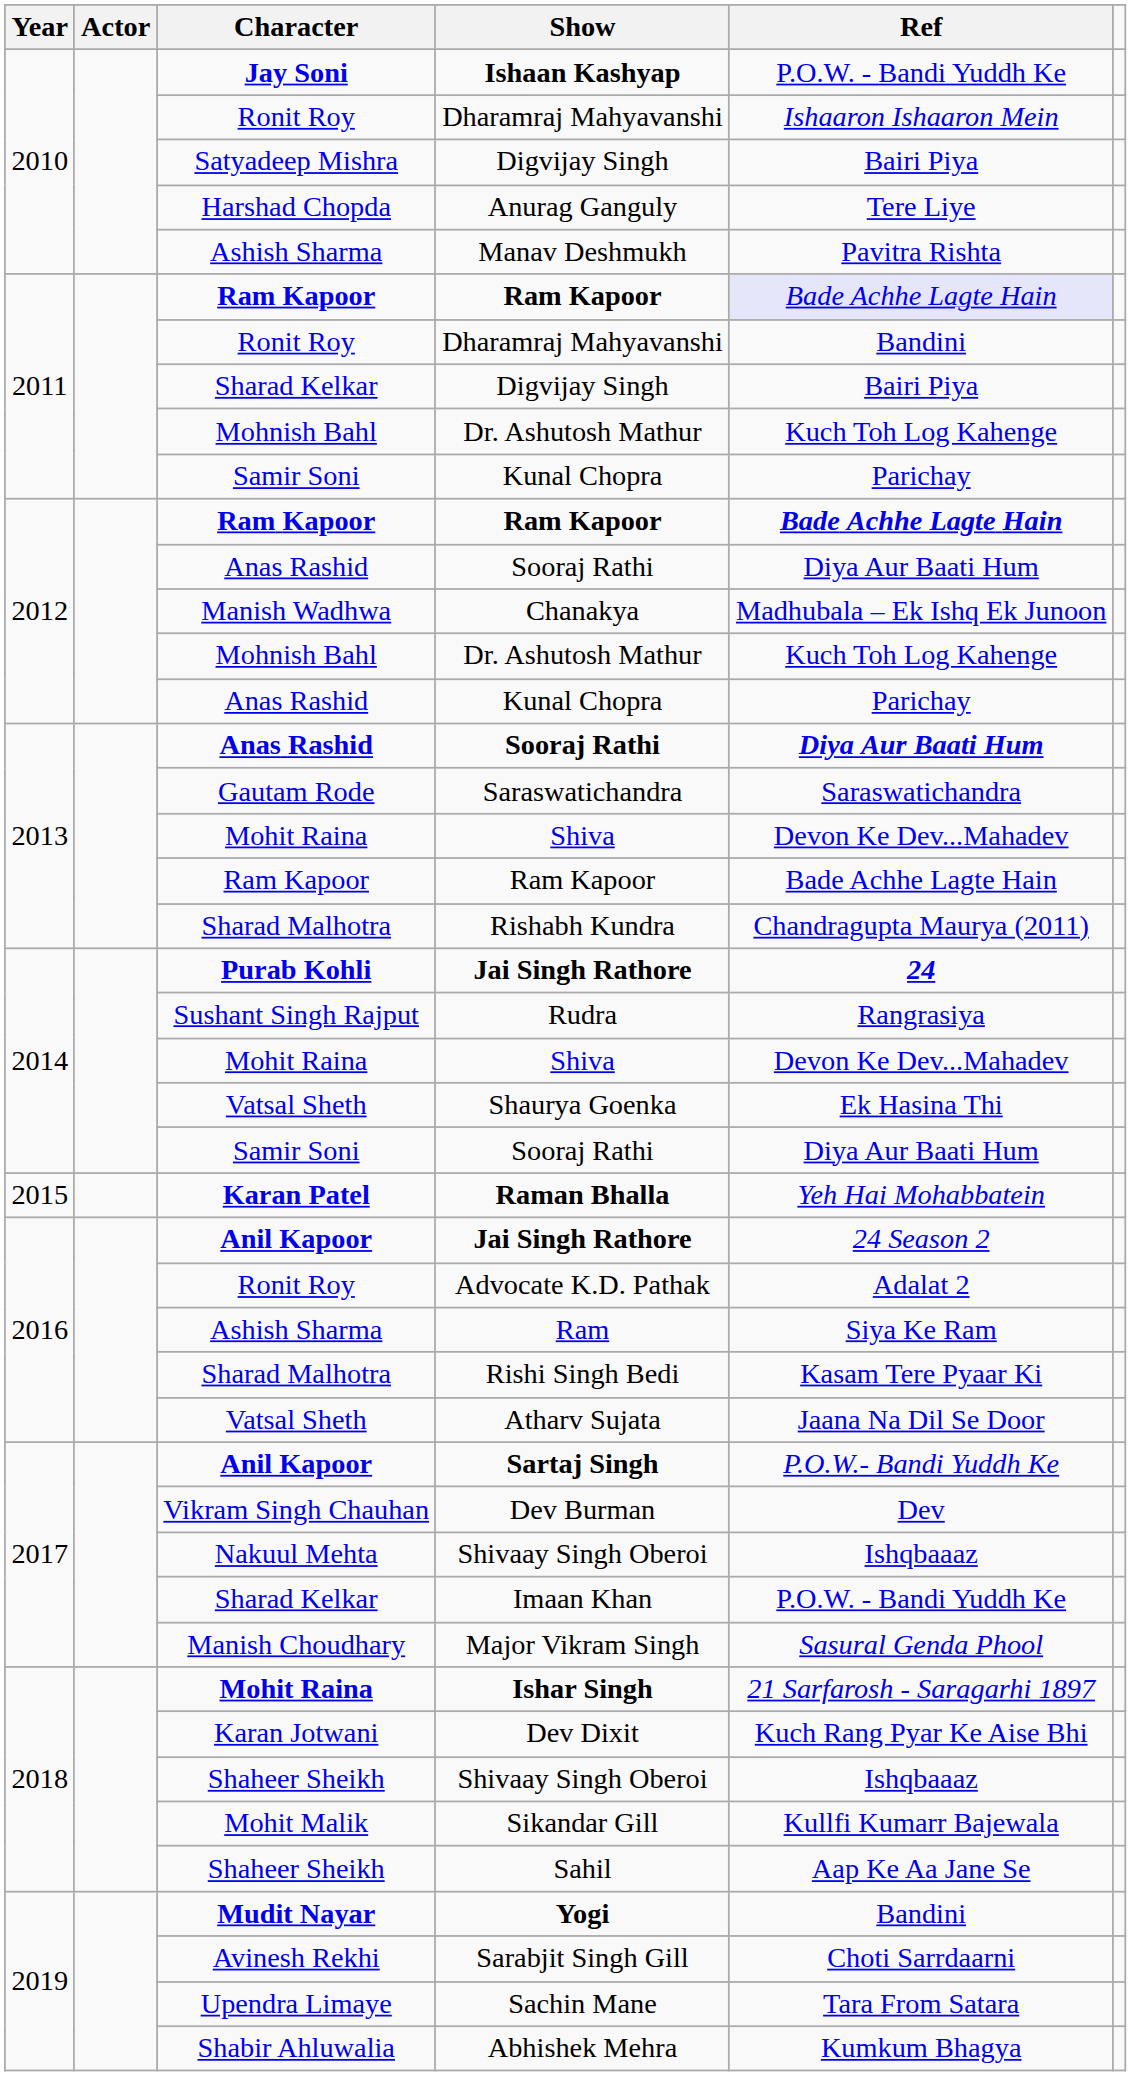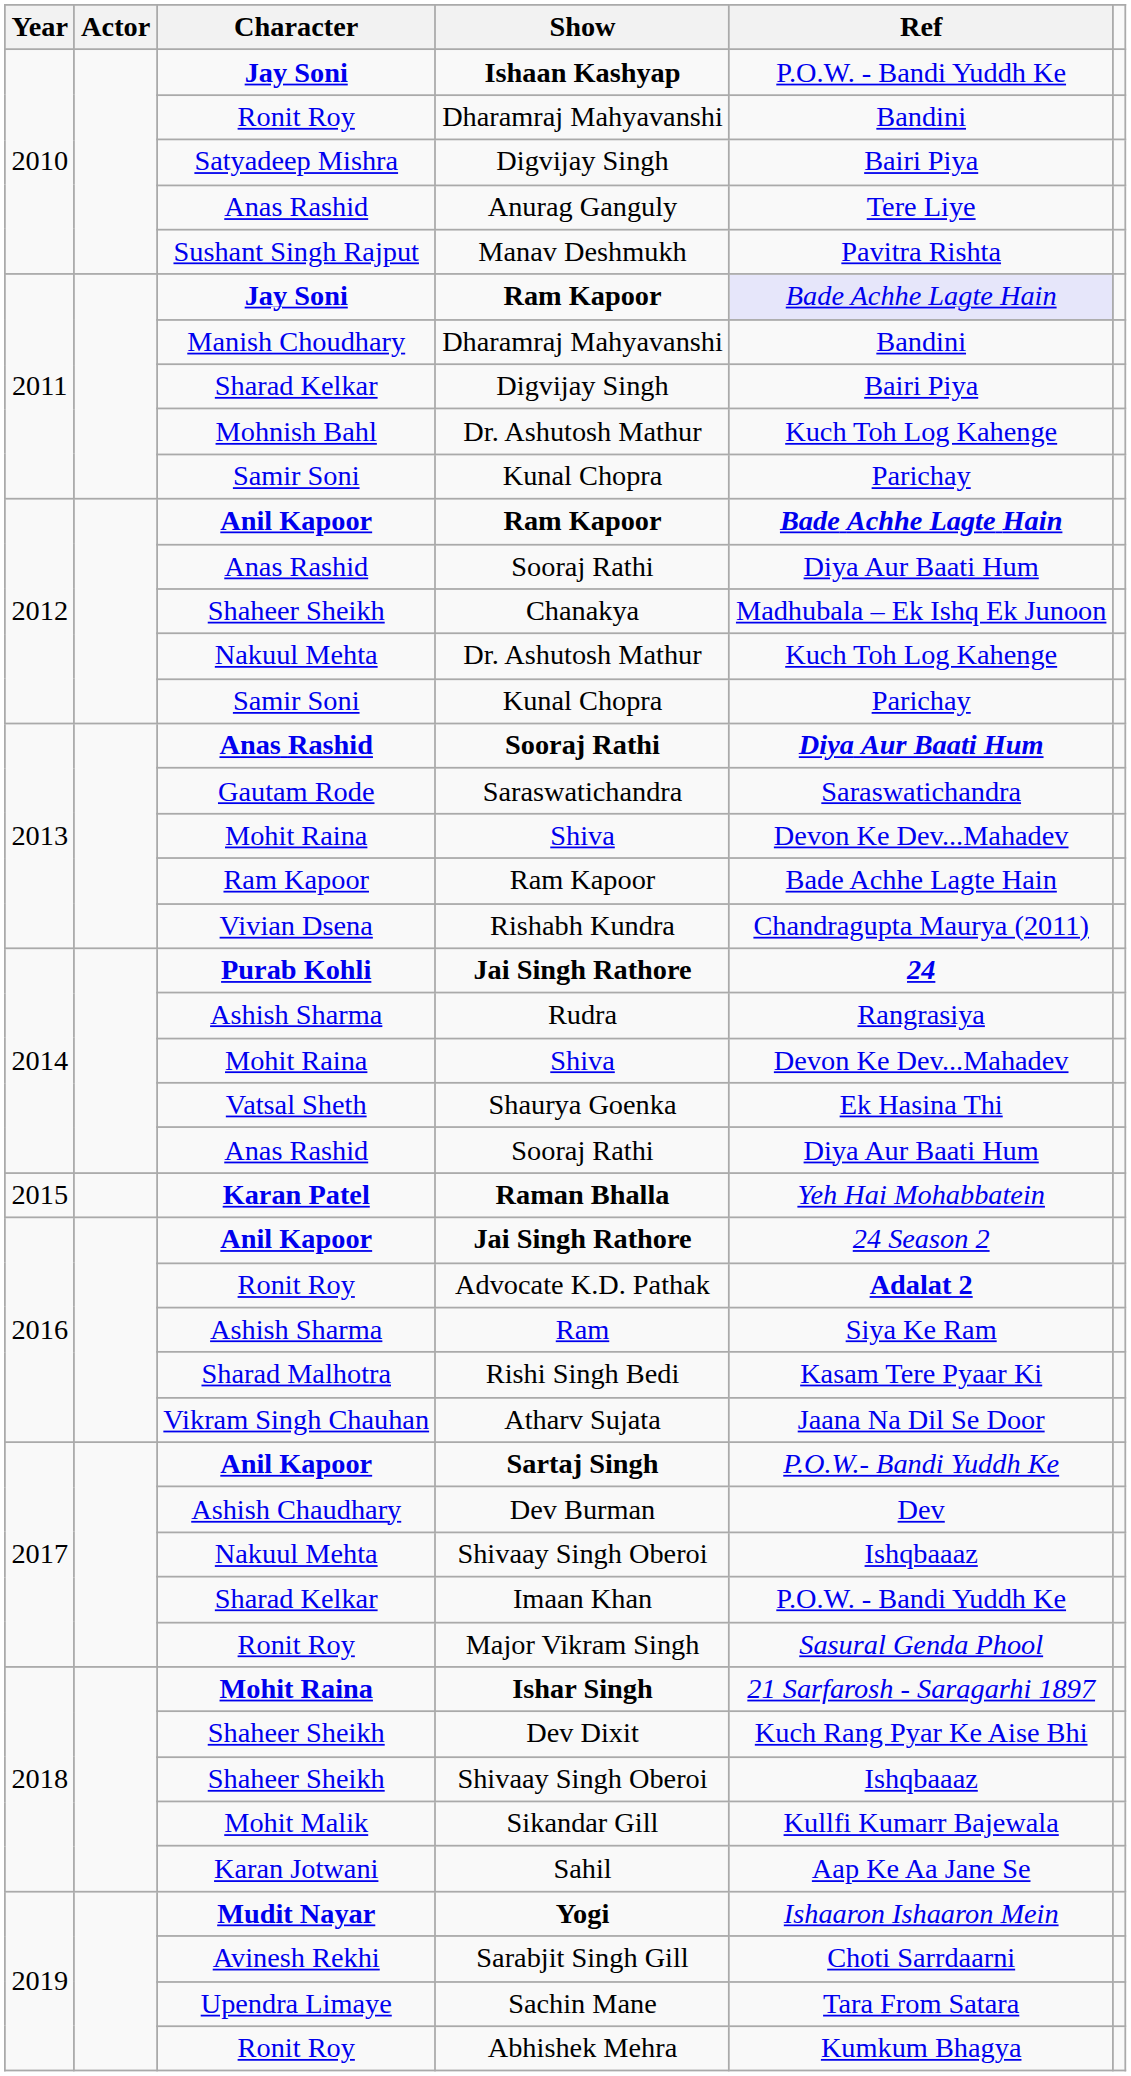(921, 116) Ishaaron Ishaaron Mein -> (921, 116) Bandini
(296, 206) Harshad Chopda -> (296, 206) Anas Rashid
(296, 251) Ashish Sharma -> (296, 251) Sushant Singh Rajput
(296, 296) Ram Kapoor -> (296, 296) Jay Soni
(296, 341) Ronit Roy -> (296, 341) Manish Choudhary
(296, 521) Ram Kapoor -> (296, 521) Anil Kapoor
(296, 610) Manish Wadhwa -> (296, 610) Shaheer Sheikh
(296, 655) Mohnish Bahl -> (296, 655) Nakuul Mehta
(296, 700) Anas Rashid -> (296, 700) Samir Soni
(296, 925) Sharad Malhotra -> (296, 925) Vivian Dsena
(296, 1015) Sushant Singh Rajput -> (296, 1015) Ashish Sharma
(296, 1149) Samir Soni -> (296, 1149) Anas Rashid
(921, 1284) normal -> (921, 1284) bold
(296, 1419) Vatsal Sheth -> (296, 1419) Vikram Singh Chauhan
(296, 1509) Vikram Singh Chauhan -> (296, 1509) Ashish Chaudhary
(296, 1643) Manish Choudhary -> (296, 1643) Ronit Roy
(296, 1733) Karan Jotwani -> (296, 1733) Shaheer Sheikh
(296, 1868) Shaheer Sheikh -> (296, 1868) Karan Jotwani
(921, 1913) Bandini -> (921, 1913) Ishaaron Ishaaron Mein
(296, 2048) Shabir Ahluwalia -> (296, 2048) Ronit Roy
